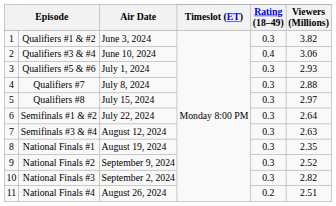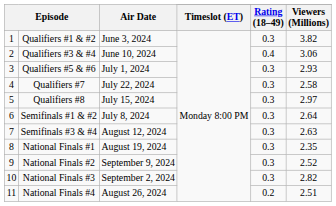(125, 85) July 8, 2024 -> (128, 85) July 22, 2024
(309, 85) 2.88 -> (309, 85) 2.58
(128, 116) July 22, 2024 -> (125, 116) July 8, 2024
